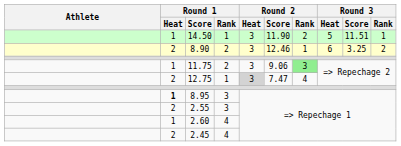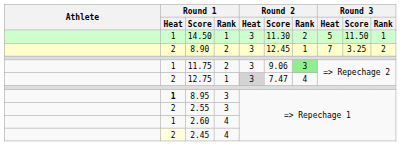(278, 37) 11.90 -> (278, 37) 11.30
(357, 37) 11.51 -> (357, 37) 11.50
(278, 50) 12.46 -> (278, 50) 12.45
(330, 50) 6 -> (330, 50) 7
(173, 135) no background -> (173, 135) lightyellow background
